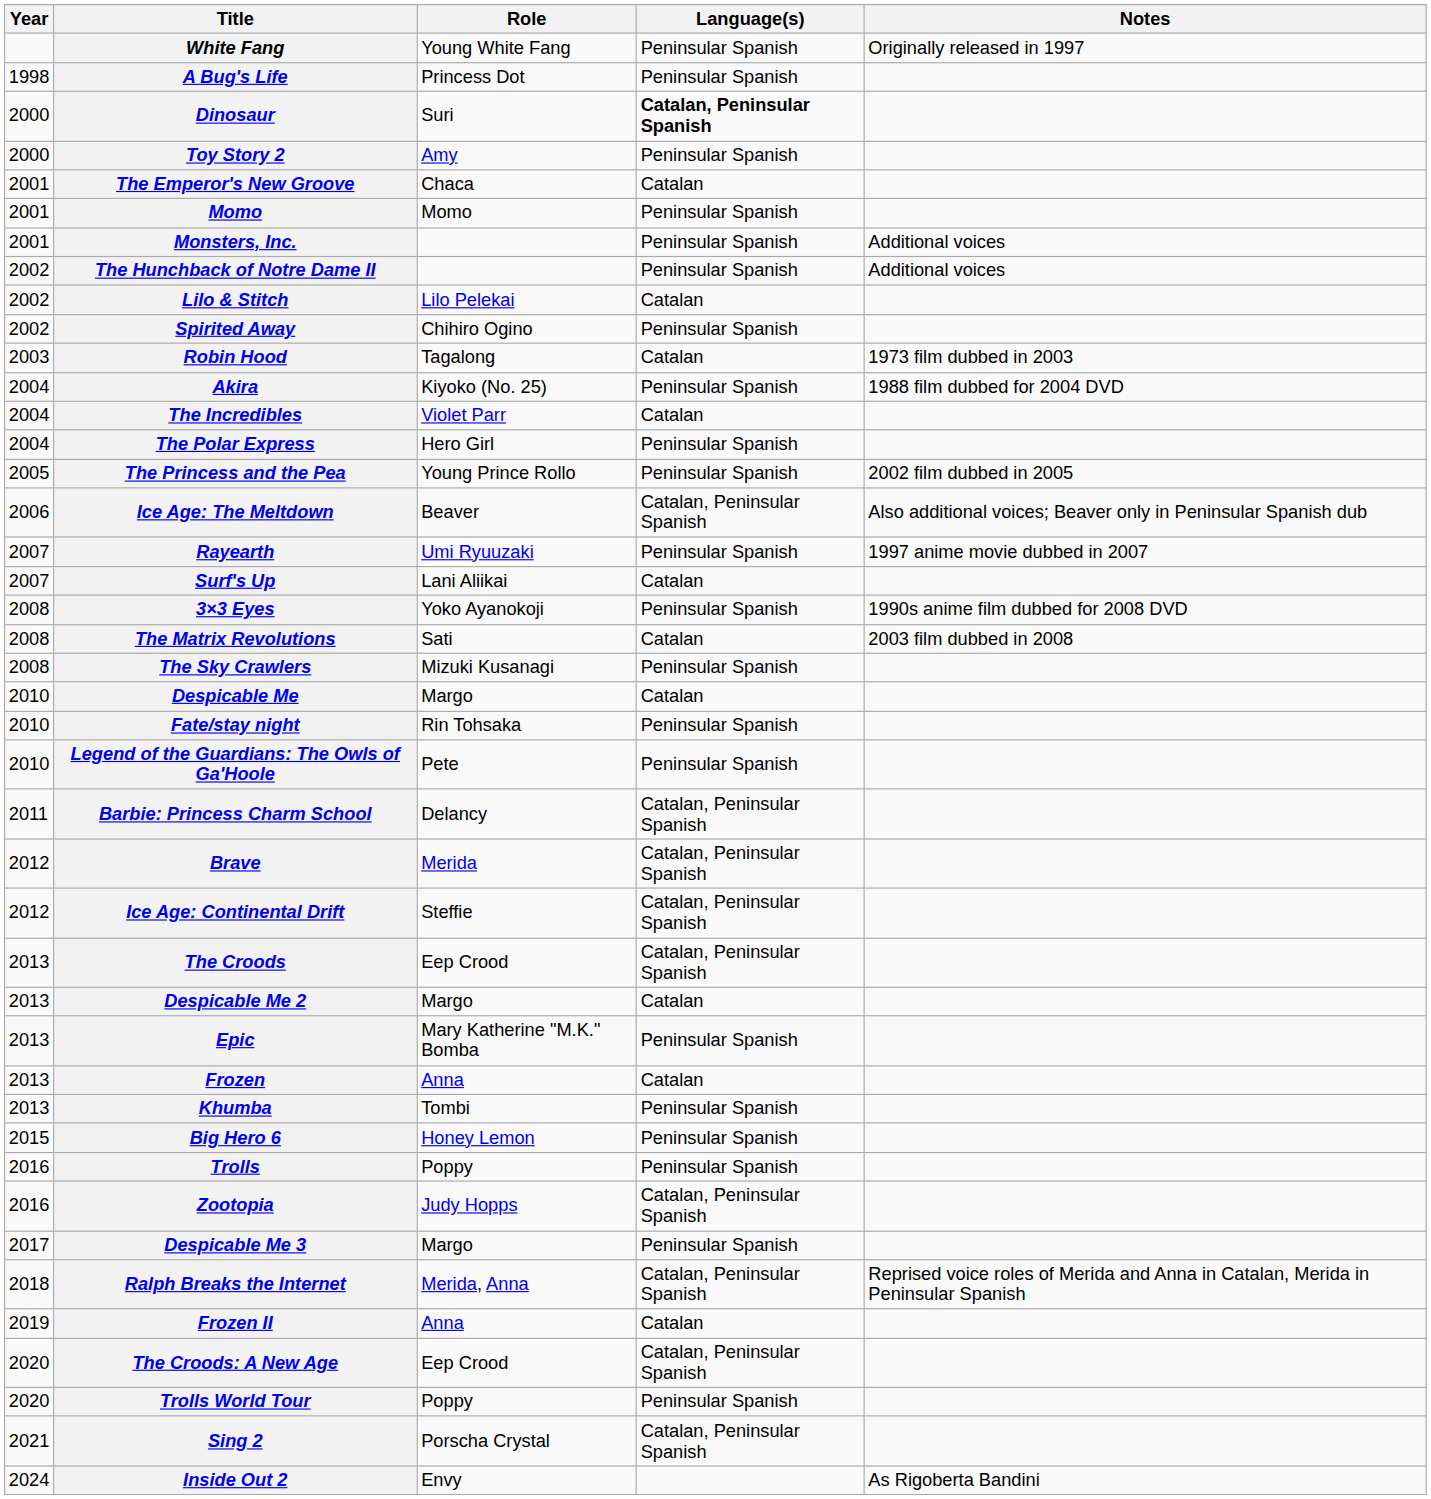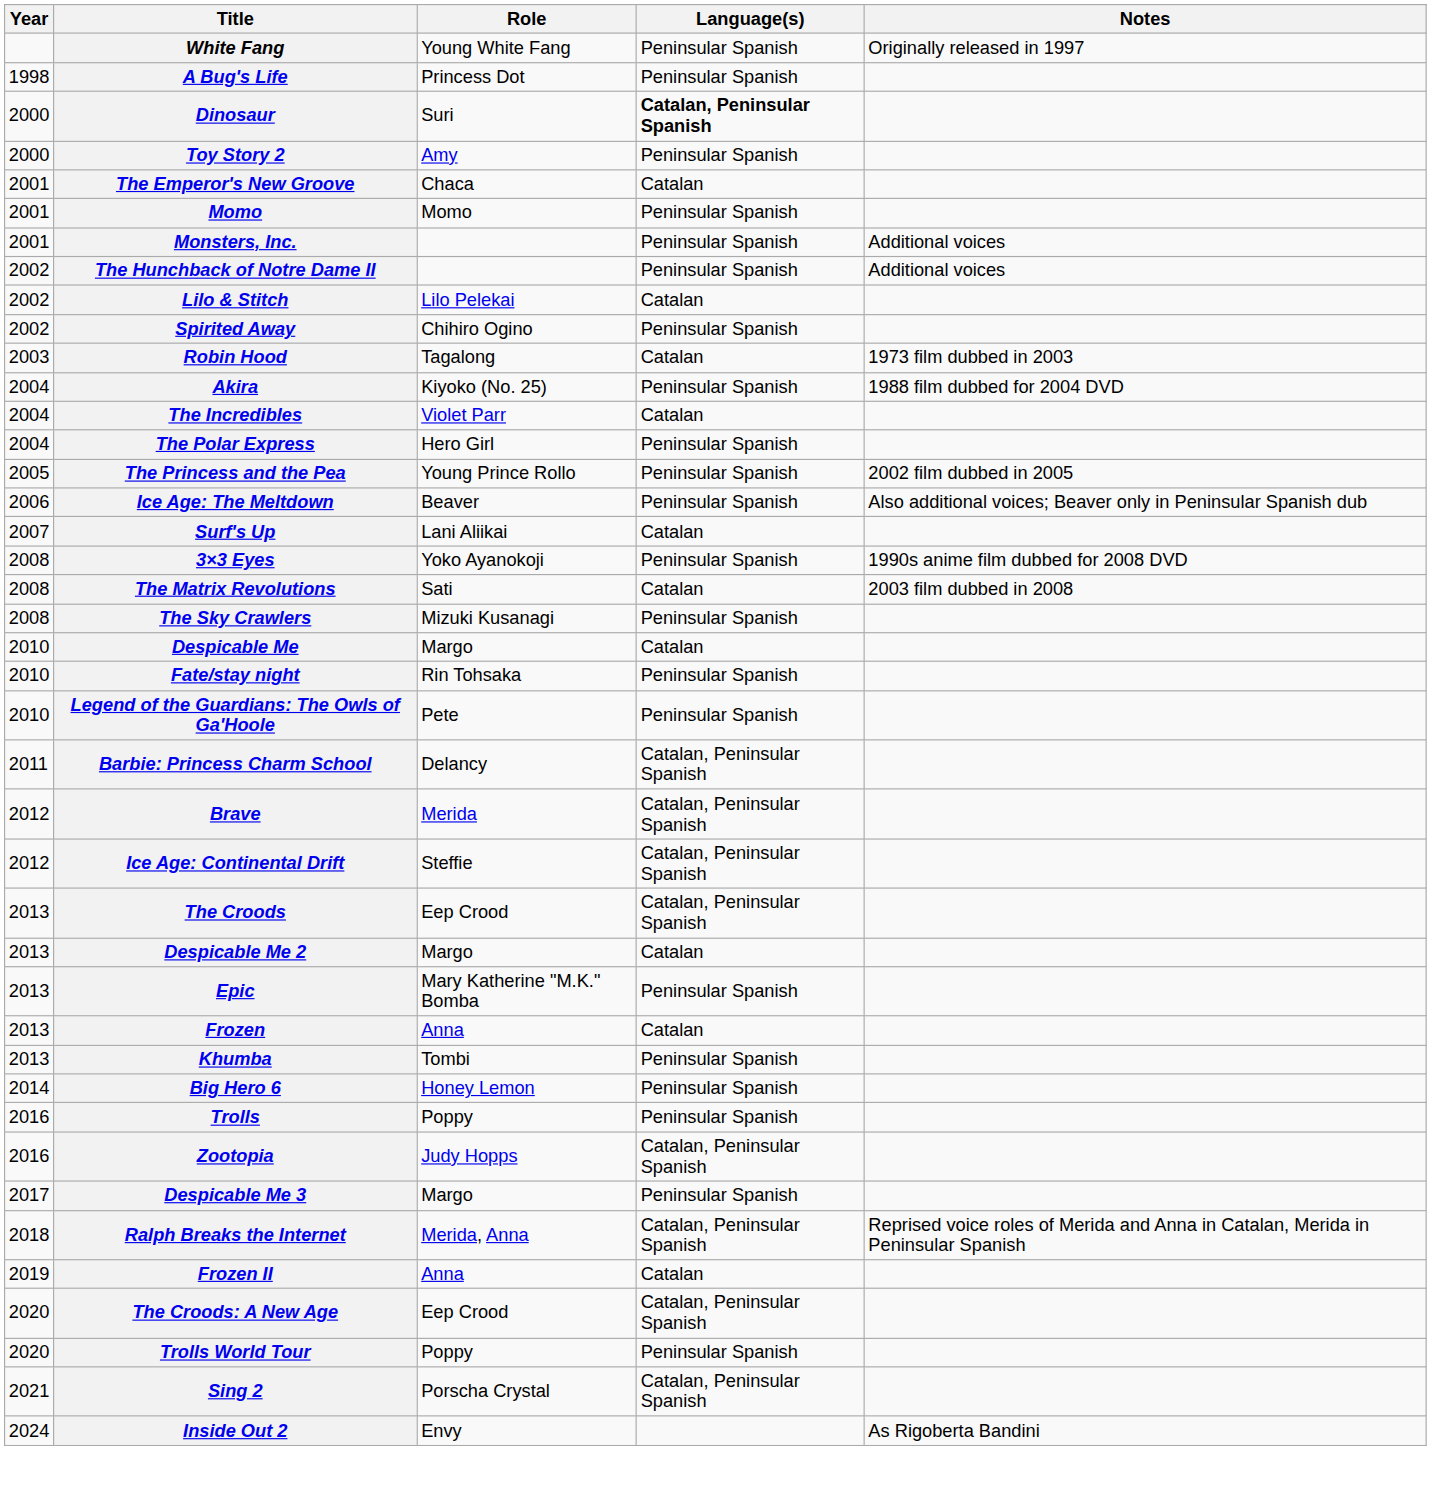(720, 512) Catalan, Peninsular Spanish -> (719, 502) Peninsular Spanish
- row: (235, 551)
(29, 1137) 2015 -> (29, 1088) 2014
